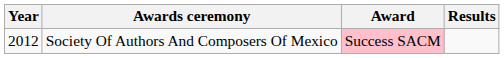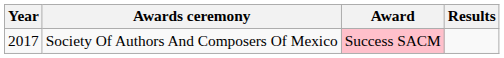(23, 41) 2012 -> (23, 41) 2017
